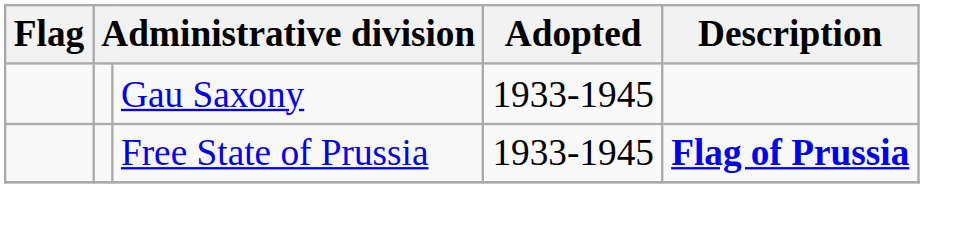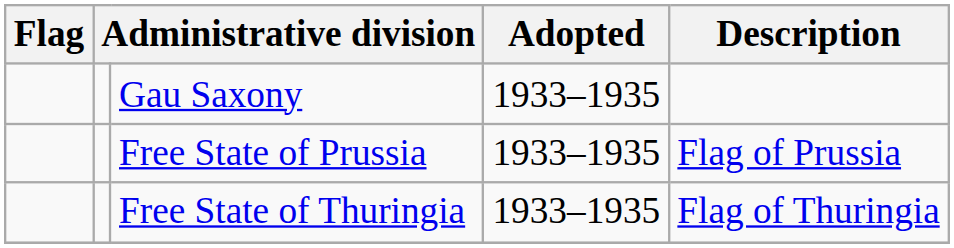(573, 93) 1933-1945 -> (576, 93) 1933–1935
(573, 152) 1933-1945 -> (576, 152) 1933–1935
(790, 152) bold -> (789, 152) normal
+ row: (292, 211)
